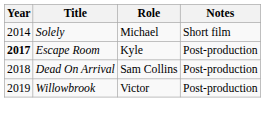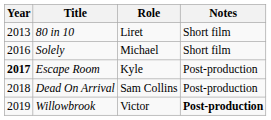+ row: (55, 32)
(19, 32) 2014 -> (19, 50) 2016
(220, 87) normal -> (223, 106) bold
